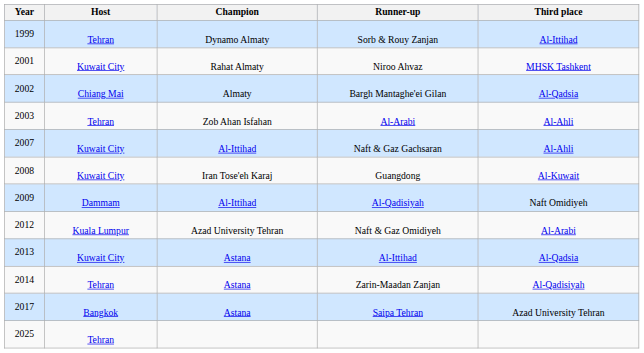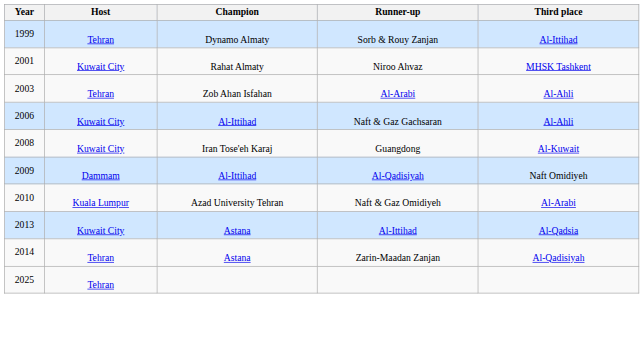- row: (398, 94)
(24, 143) 2007 -> (24, 116) 2006
(24, 225) 2012 -> (24, 198) 2010
- row: (398, 313)
